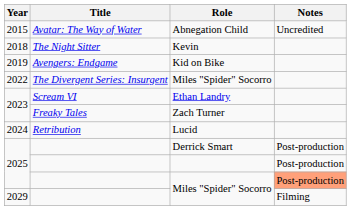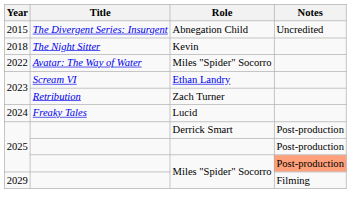(87, 29) Avatar: The Way of Water -> (100, 29) The Divergent Series: Insurgent
- row: (17, 63)
(100, 79) The Divergent Series: Insurgent -> (87, 63) Avatar: The Way of Water
(60, 113) Freaky Tales -> (57, 96) Retribution
(57, 130) Retribution -> (60, 113) Freaky Tales
